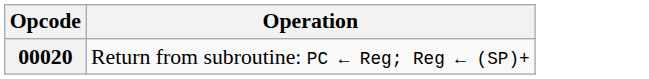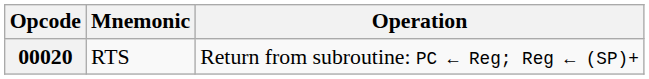+ column: (141, 21)
